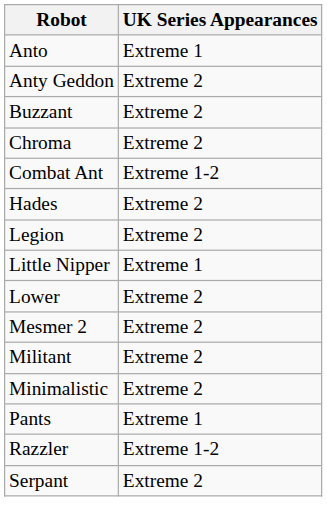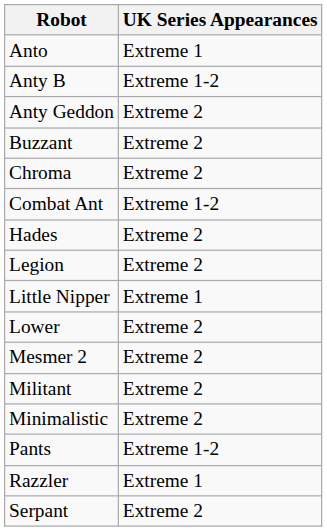+ row: (37, 81)
(163, 419) Extreme 1 -> (171, 449) Extreme 1-2
(171, 449) Extreme 1-2 -> (163, 480) Extreme 1
